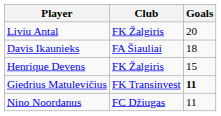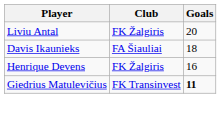(191, 66) 15 -> (191, 66) 16
- row: (44, 102)
